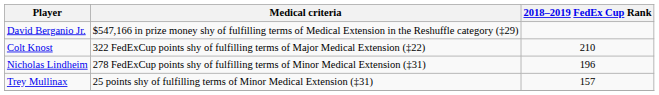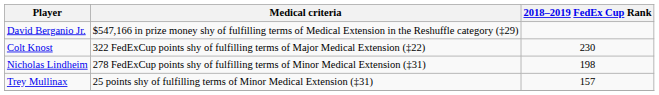(588, 47) 210 -> (588, 47) 230
(588, 64) 196 -> (588, 64) 198
